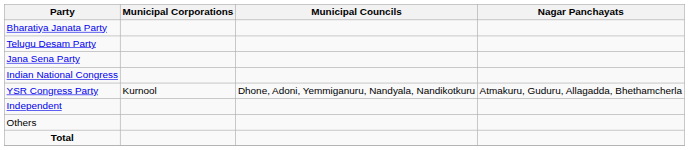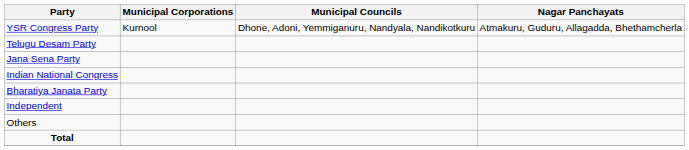rows swapped: (52, 91) <-> (57, 28)
